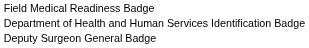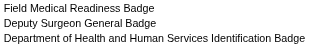rows swapped: (80, 38) <-> (154, 23)
